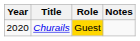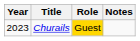(18, 28) 2020 -> (18, 28) 2023
